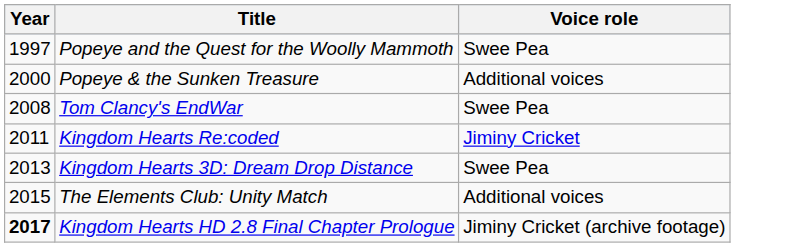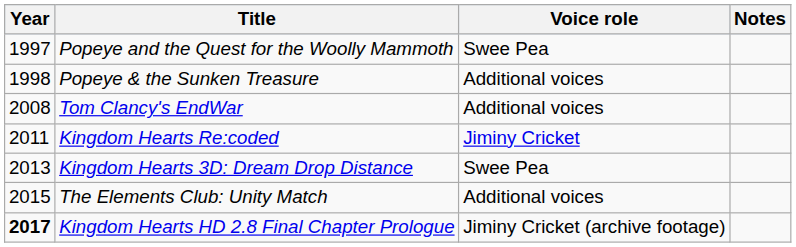+ column: (760, 19)
(30, 78) 2000 -> (30, 78) 1998
(506, 108) Swee Pea -> (533, 108) Additional voices
